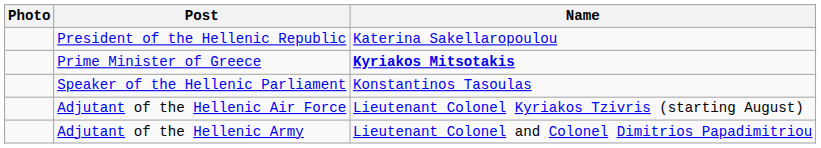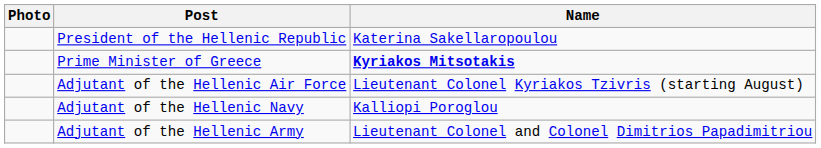- row: (202, 85)
+ row: (181, 108)
